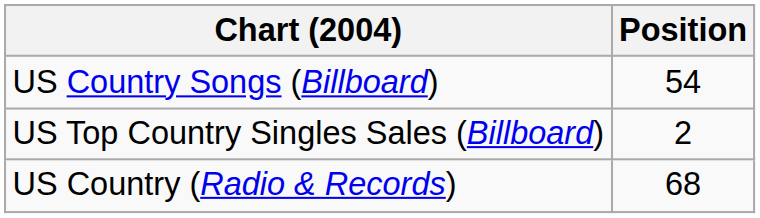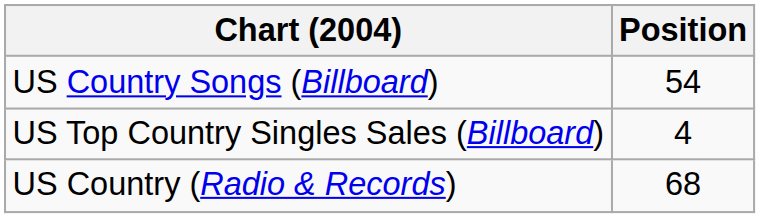(683, 133) 2 -> (683, 133) 4
